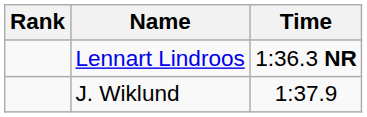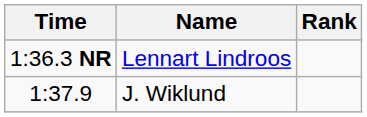columns swapped: (37, 22) <-> (306, 22)
